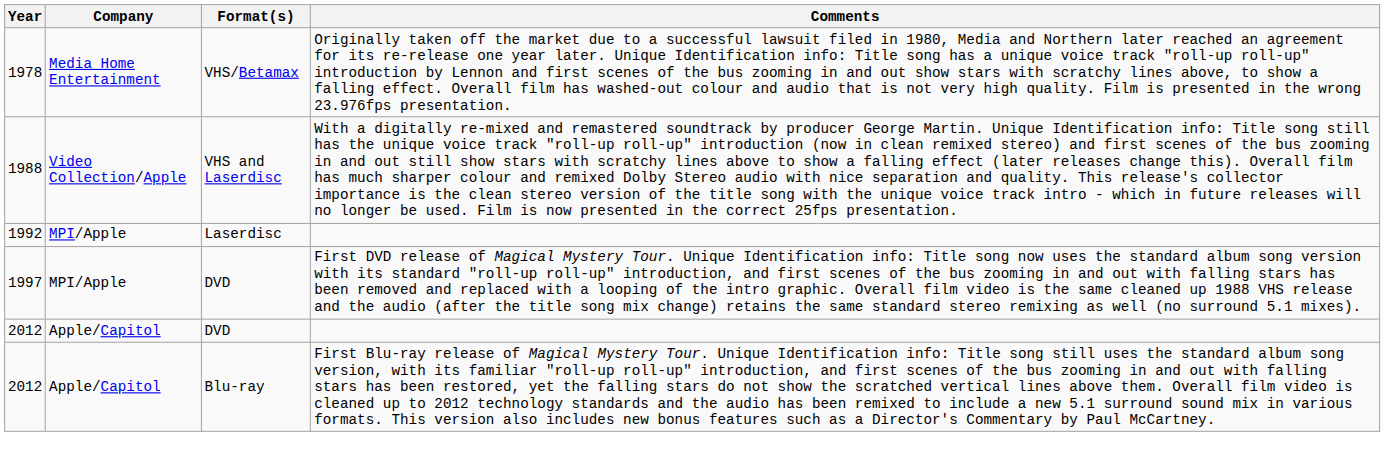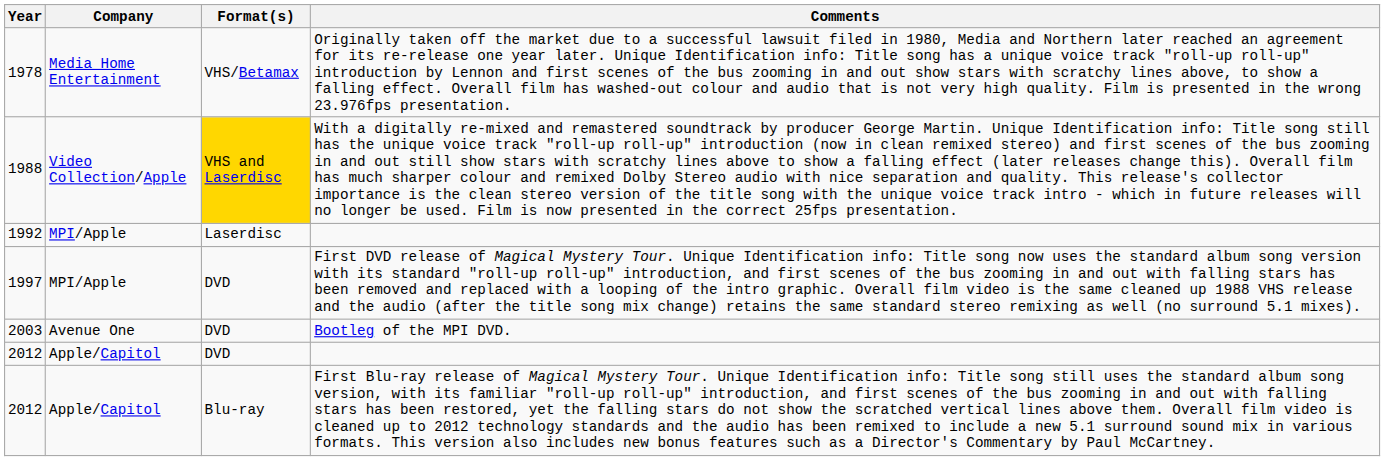(243, 170) no background -> (243, 170) gold background
+ row: (25, 331)
